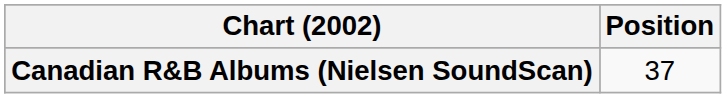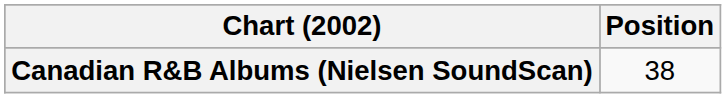(660, 69) 37 -> (660, 69) 38
